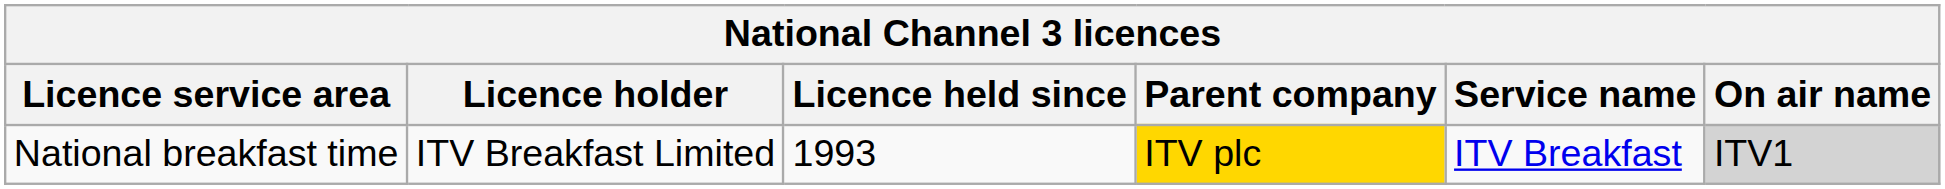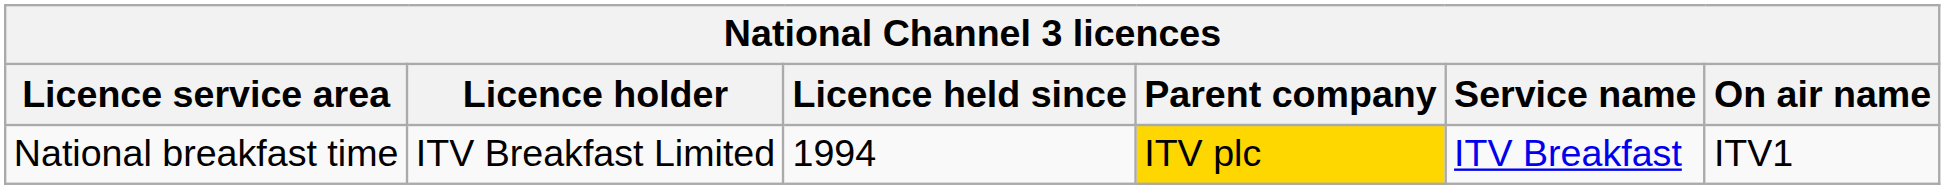(834, 153) 1993 -> (834, 153) 1994
(1754, 153) lightgrey background -> (1754, 153) no background
